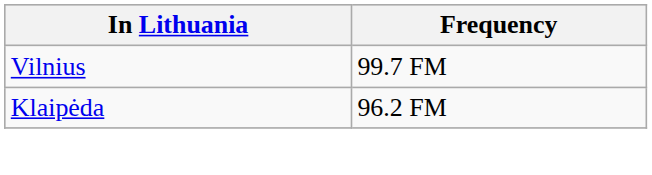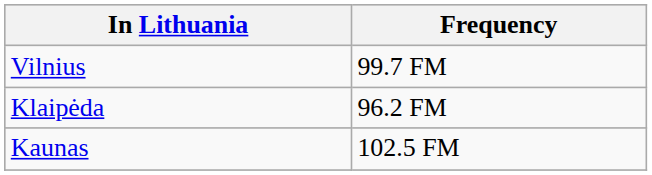+ row: (50, 148)
